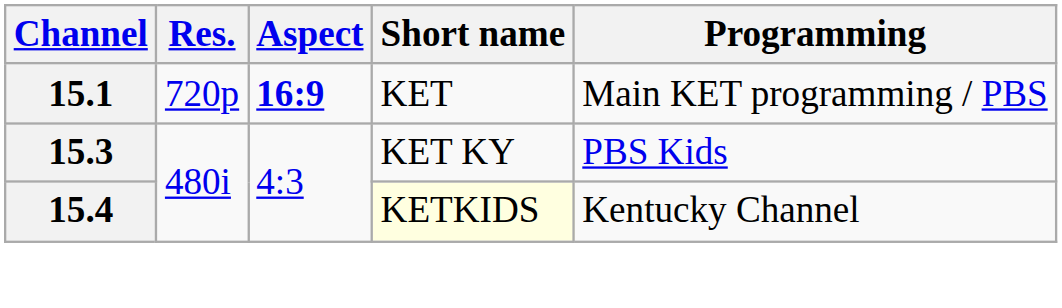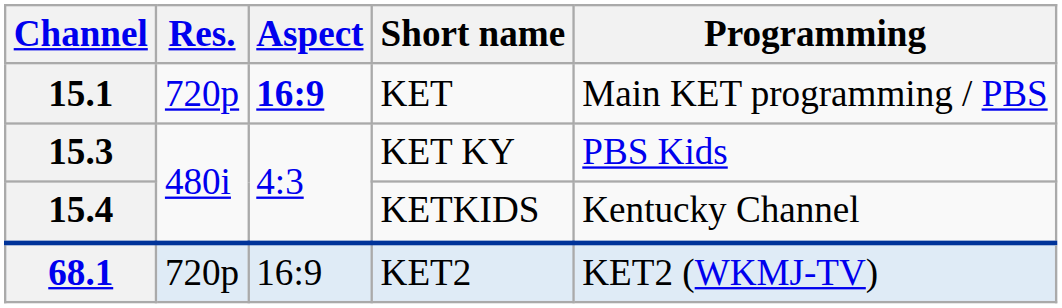(460, 210) lightyellow background -> (460, 210) no background
+ row: (81, 271)
